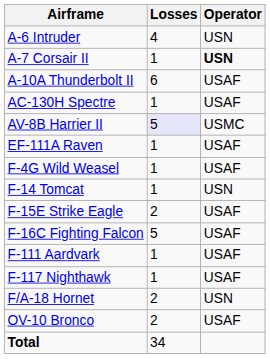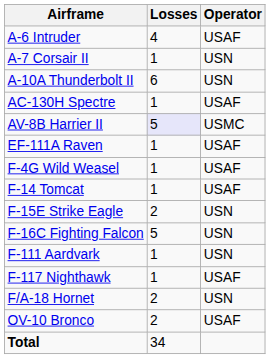(218, 37) USN -> (222, 37) USAF
(218, 59) bold -> (218, 59) normal
(222, 80) USAF -> (218, 80) USN
(218, 189) USN -> (222, 189) USAF
(222, 211) USAF -> (218, 211) USN
(222, 233) USAF -> (218, 233) USN
(222, 255) USAF -> (218, 255) USN
